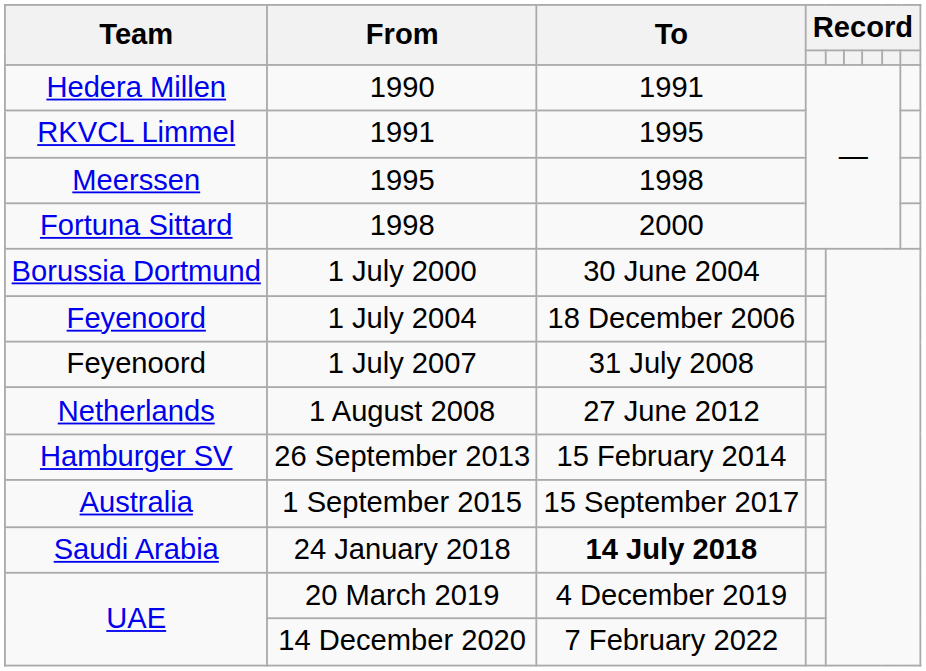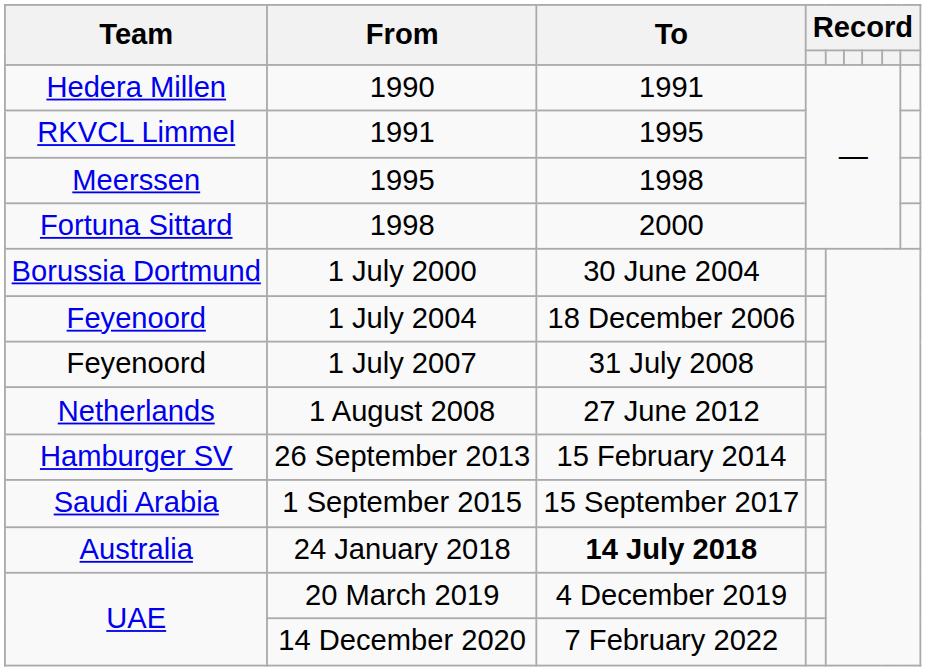(136, 502) Australia -> (136, 502) Saudi Arabia
(136, 549) Saudi Arabia -> (136, 549) Australia
